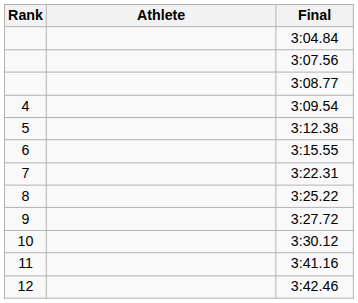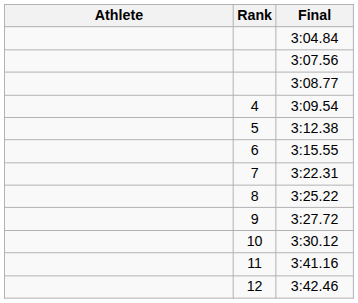columns swapped: (26, 15) <-> (161, 15)
